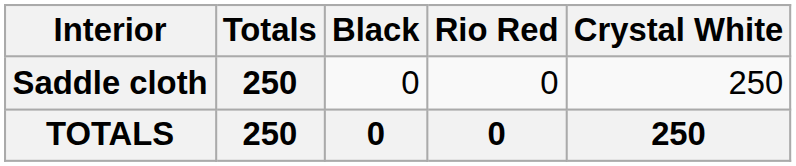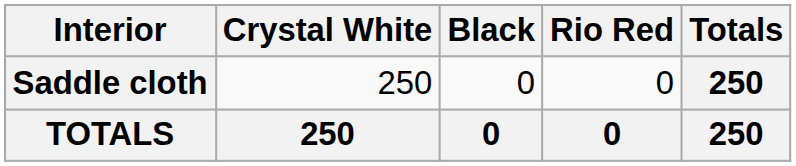columns swapped: (679, 30) <-> (270, 30)
